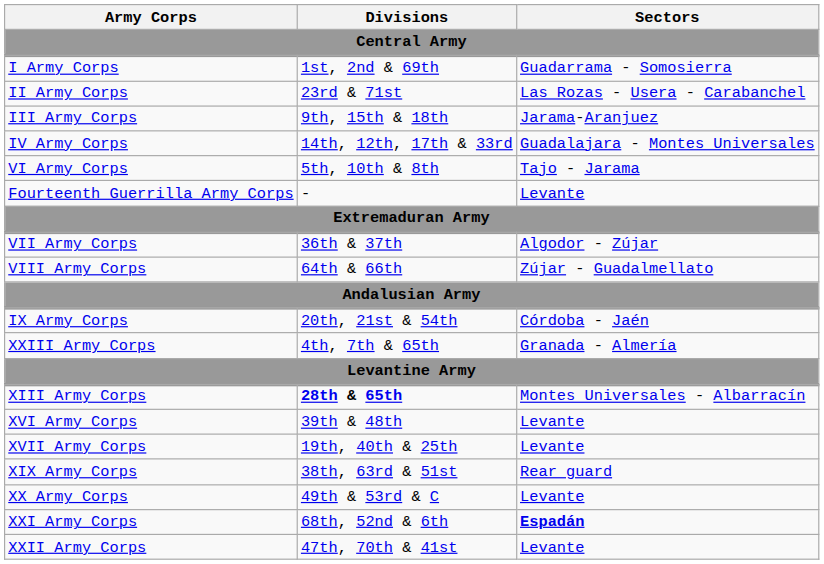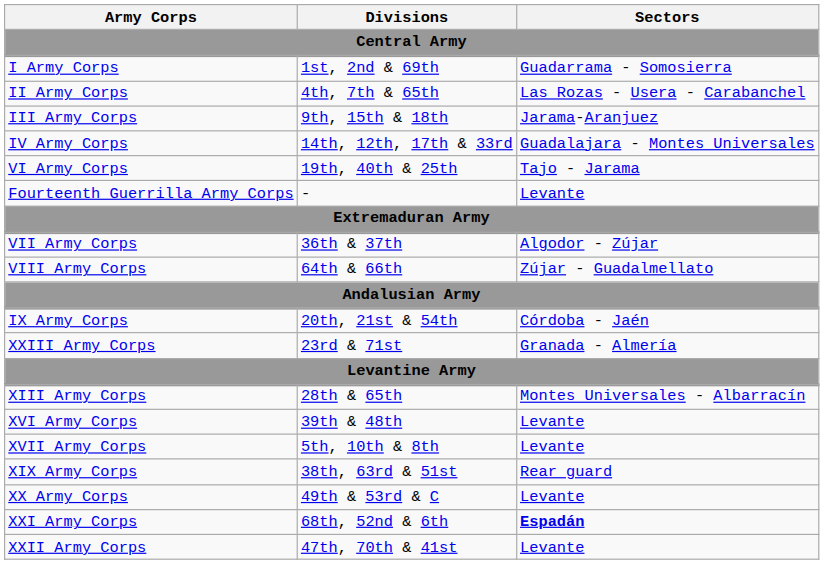(352, 93) 23rd & 71st -> (370, 93) 4th, 7th & 65th
(370, 168) 5th, 10th & 8th -> (379, 168) 19th, 40th & 25th
(370, 346) 4th, 7th & 65th -> (352, 346) 23rd & 71st
(352, 397) bold -> (352, 397) normal
(379, 447) 19th, 40th & 25th -> (370, 447) 5th, 10th & 8th
